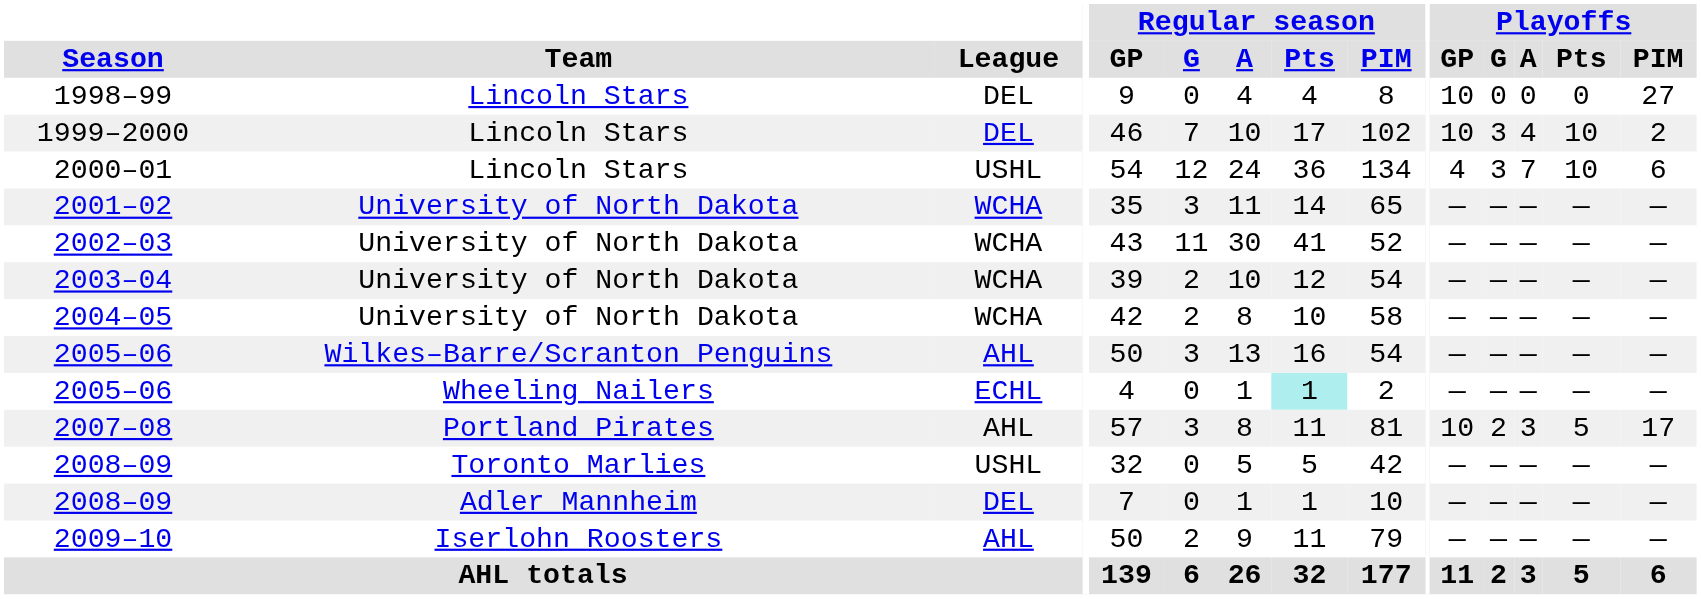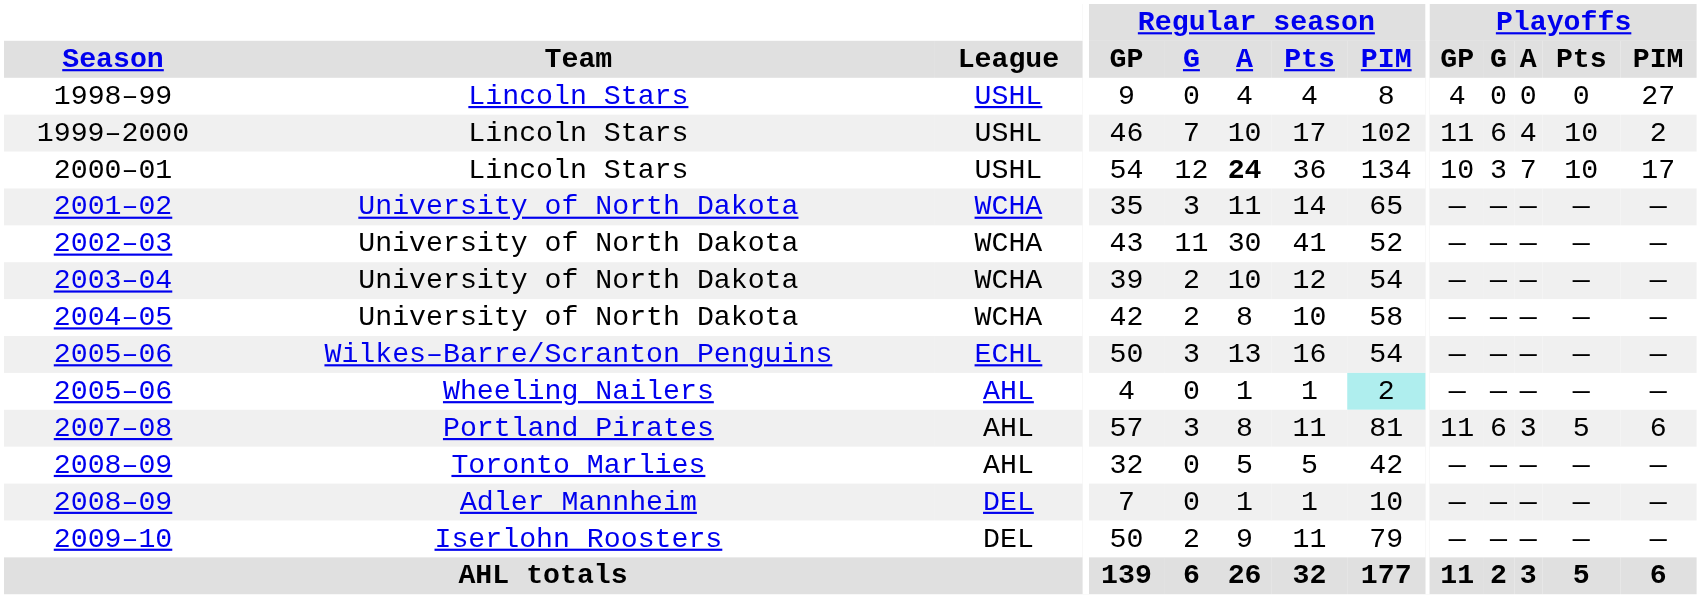(1008, 96) DEL -> (1008, 96) USHL
(1457, 96) 10 -> (1457, 96) 4
(1008, 133) DEL -> (1008, 133) USHL
(1457, 133) 10 -> (1457, 133) 11
(1499, 133) 3 -> (1499, 133) 6
(1245, 170) normal -> (1245, 170) bold
(1457, 170) 4 -> (1457, 170) 10
(1658, 170) 6 -> (1658, 170) 17
(1008, 354) AHL -> (1008, 354) ECHL
(1008, 391) ECHL -> (1008, 391) AHL
(1310, 391) paleturquoise background -> (1310, 391) no background
(1386, 391) no background -> (1386, 391) paleturquoise background
(1457, 428) 10 -> (1457, 428) 11
(1499, 428) 2 -> (1499, 428) 6
(1658, 428) 17 -> (1658, 428) 6
(1008, 465) USHL -> (1008, 465) AHL
(1008, 539) AHL -> (1008, 539) DEL
